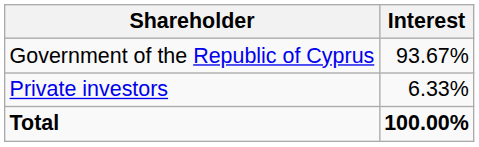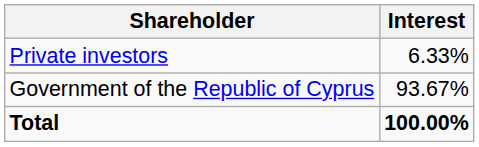rows swapped: (192, 55) <-> (89, 89)
